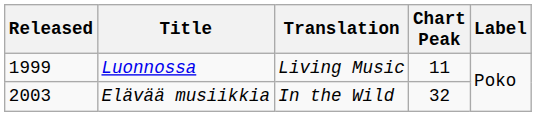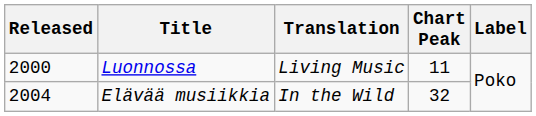(30, 68) 1999 -> (30, 68) 2000
(30, 96) 2003 -> (30, 96) 2004
